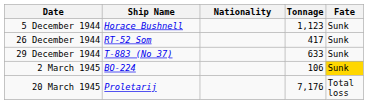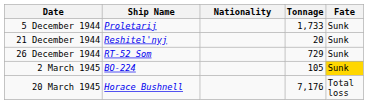(144, 26) Horace Bushnell -> (131, 26) Proletarij
(310, 26) 1,123 -> (310, 26) 1,733
+ row: (58, 40)
(316, 40) 417 -> (316, 54) 729
- row: (58, 54)
(316, 68) 106 -> (316, 68) 105
(131, 87) Proletarij -> (144, 87) Horace Bushnell
